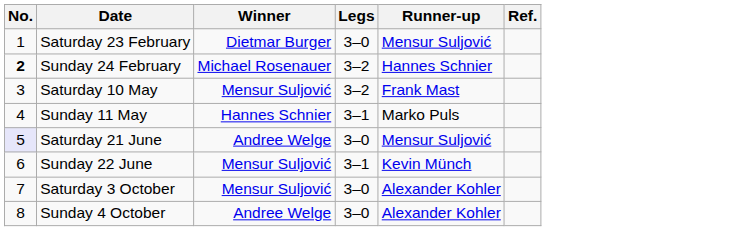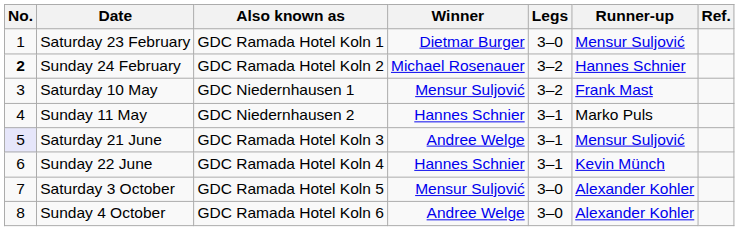+ column: (291, 16)
(356, 139) 3–0 -> (550, 139) 3–1
(276, 164) Mensur Suljović -> (469, 164) Hannes Schnier
